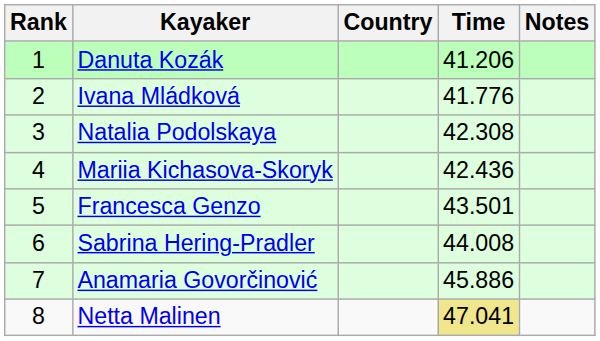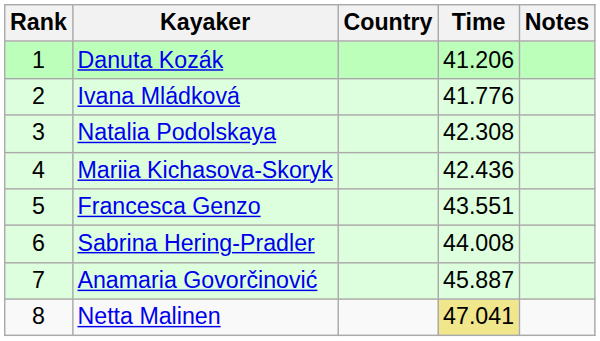(479, 206) 43.501 -> (479, 206) 43.551
(479, 280) 45.886 -> (479, 280) 45.887
